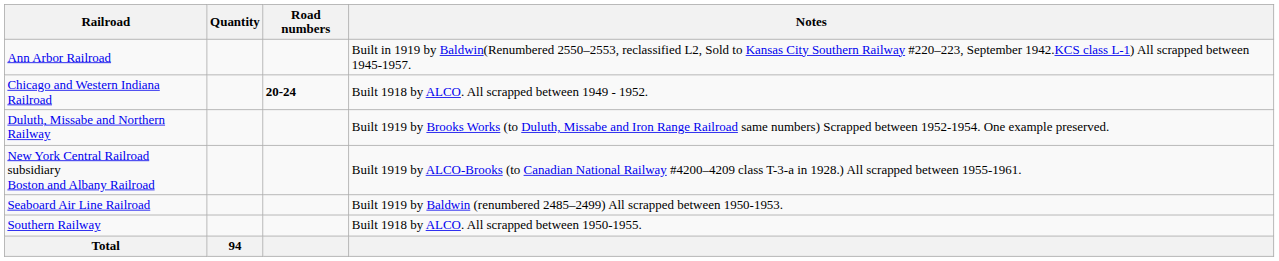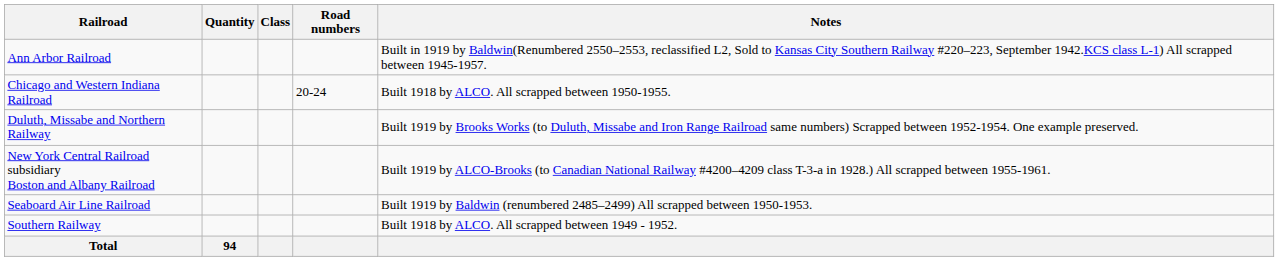+ column: (275, 22)
(281, 92) bold -> (311, 92) normal
(500, 92) Built 1918 by ALCO. All scrapped between 1949 - 1952. -> (526, 92) Built 1918 by ALCO. All scrapped between 1950-1955.
(497, 225) Built 1918 by ALCO. All scrapped between 1950-1955. -> (529, 225) Built 1918 by ALCO. All scrapped between 1949 - 1952.
